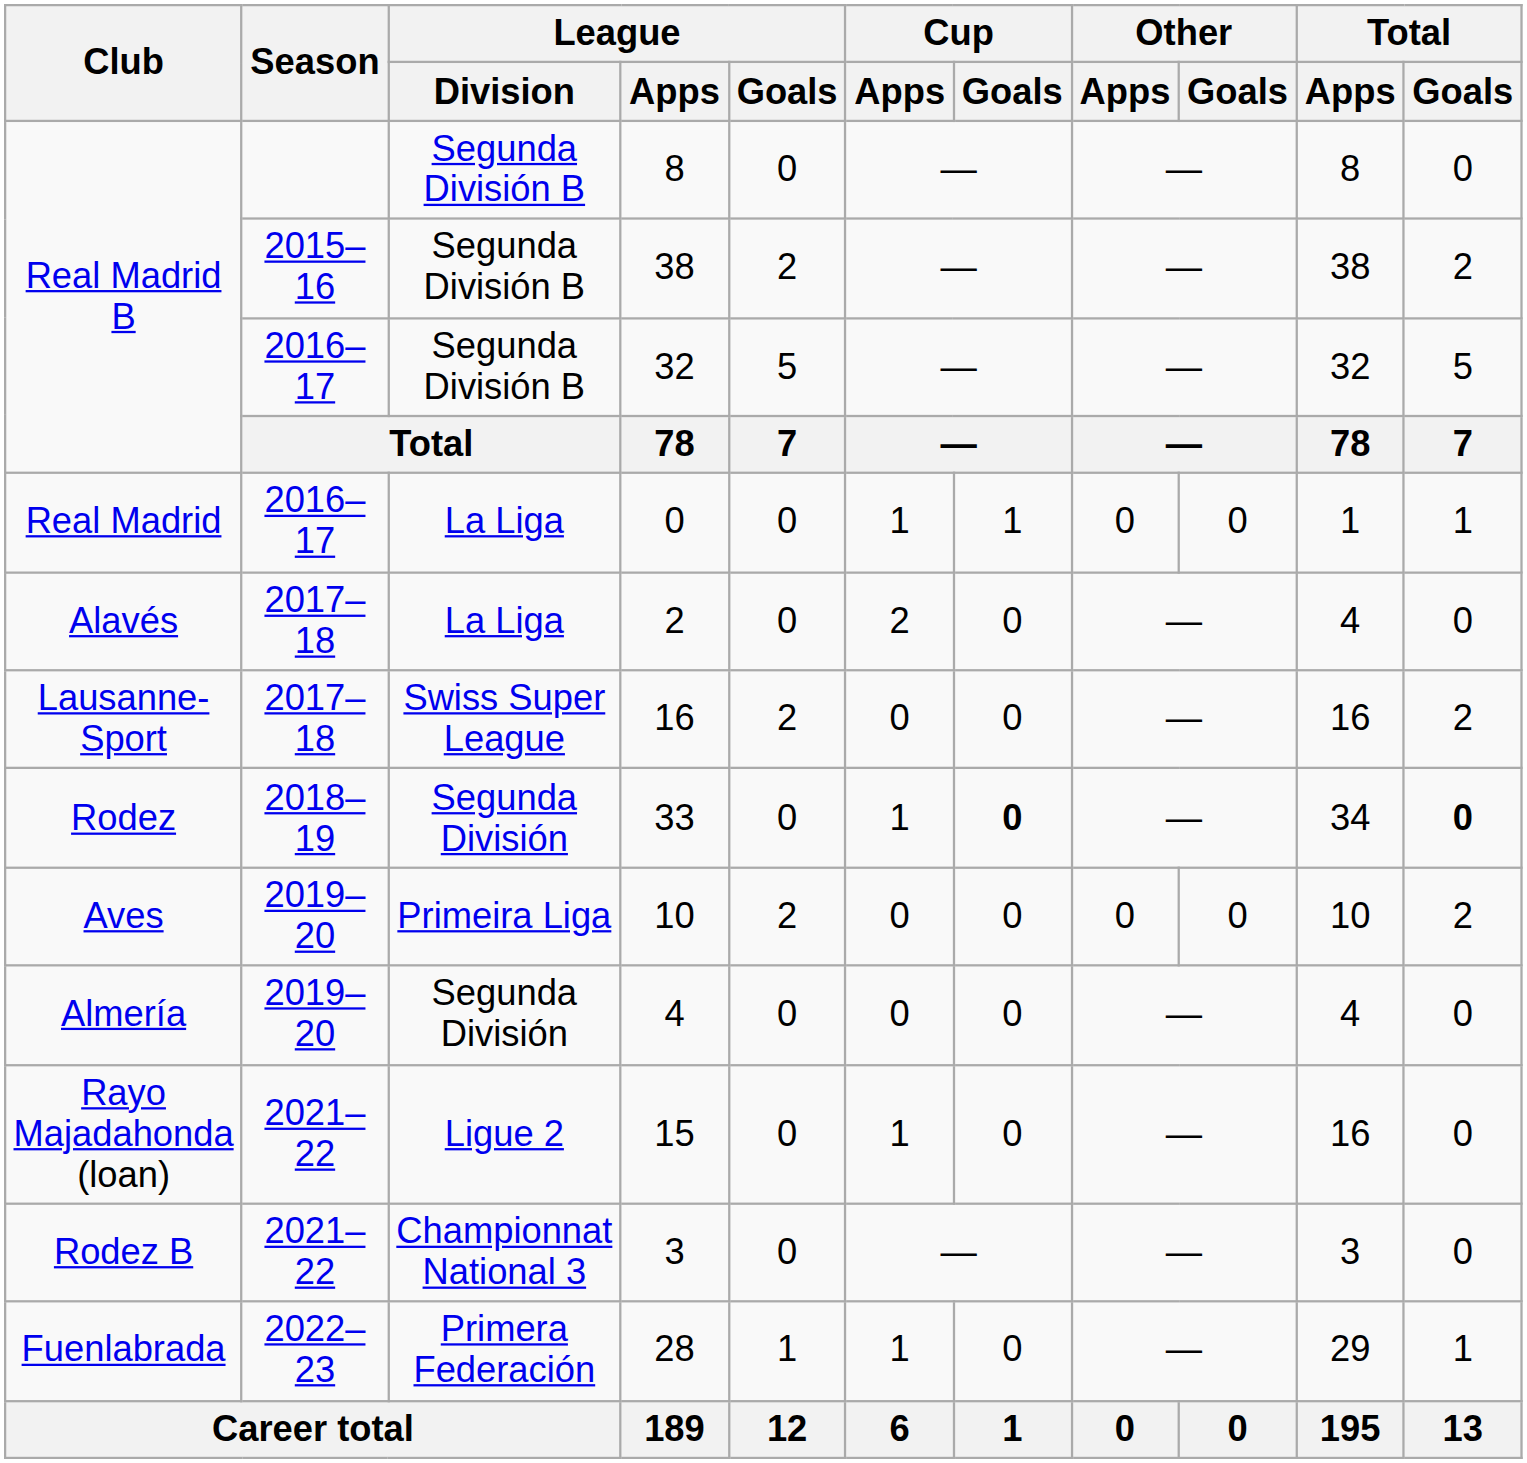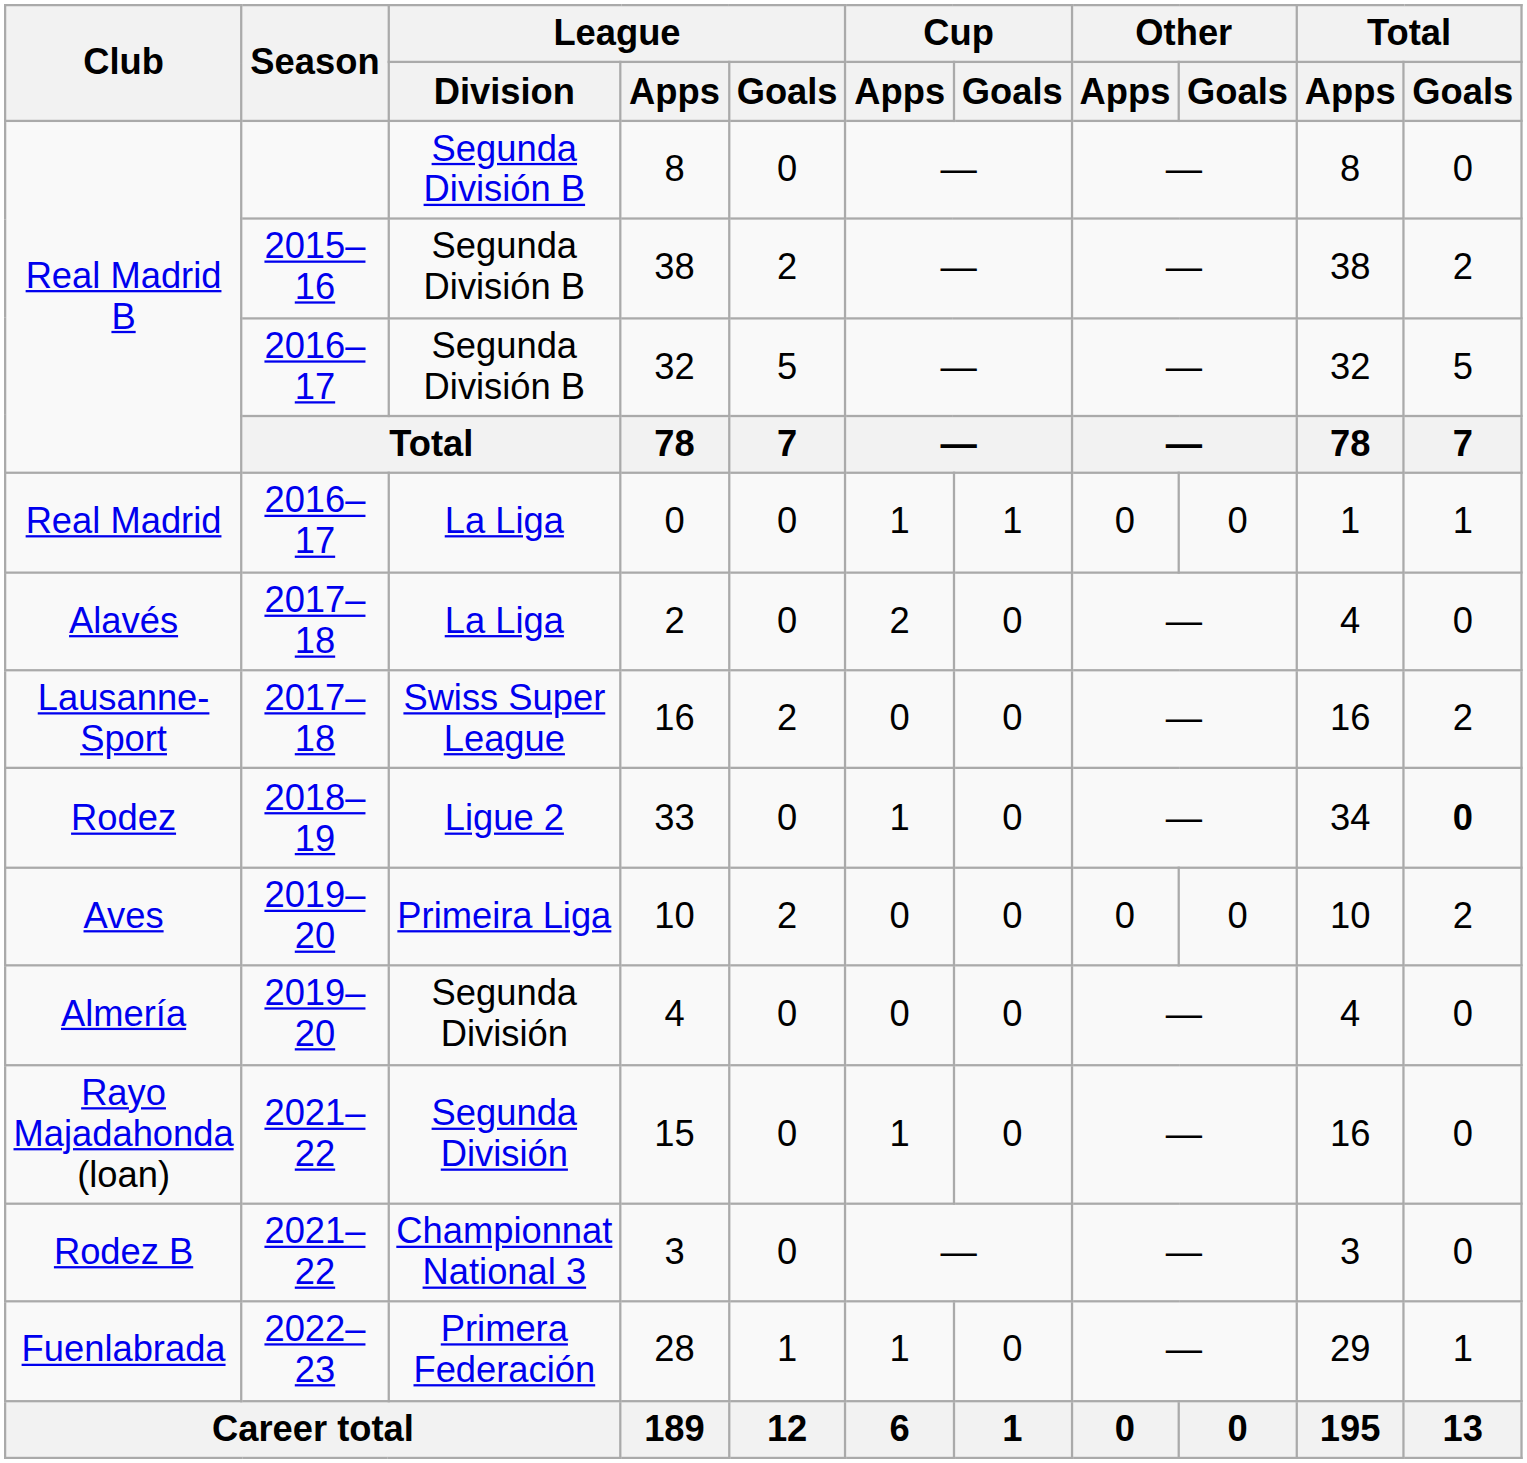(504, 817) Segunda División -> (504, 817) Ligue 2
(1012, 817) bold -> (1012, 817) normal
(504, 1133) Ligue 2 -> (504, 1133) Segunda División
